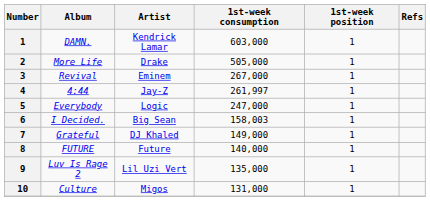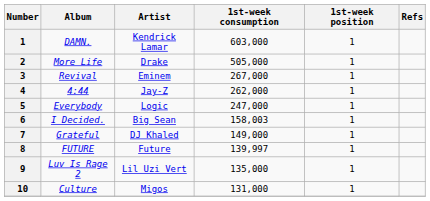(249, 91) 261,997 -> (249, 91) 262,000
(249, 149) 140,000 -> (249, 149) 139,997
